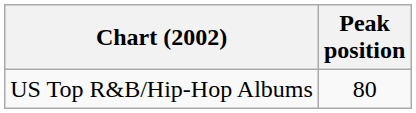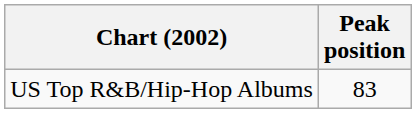(365, 88) 80 -> (365, 88) 83
